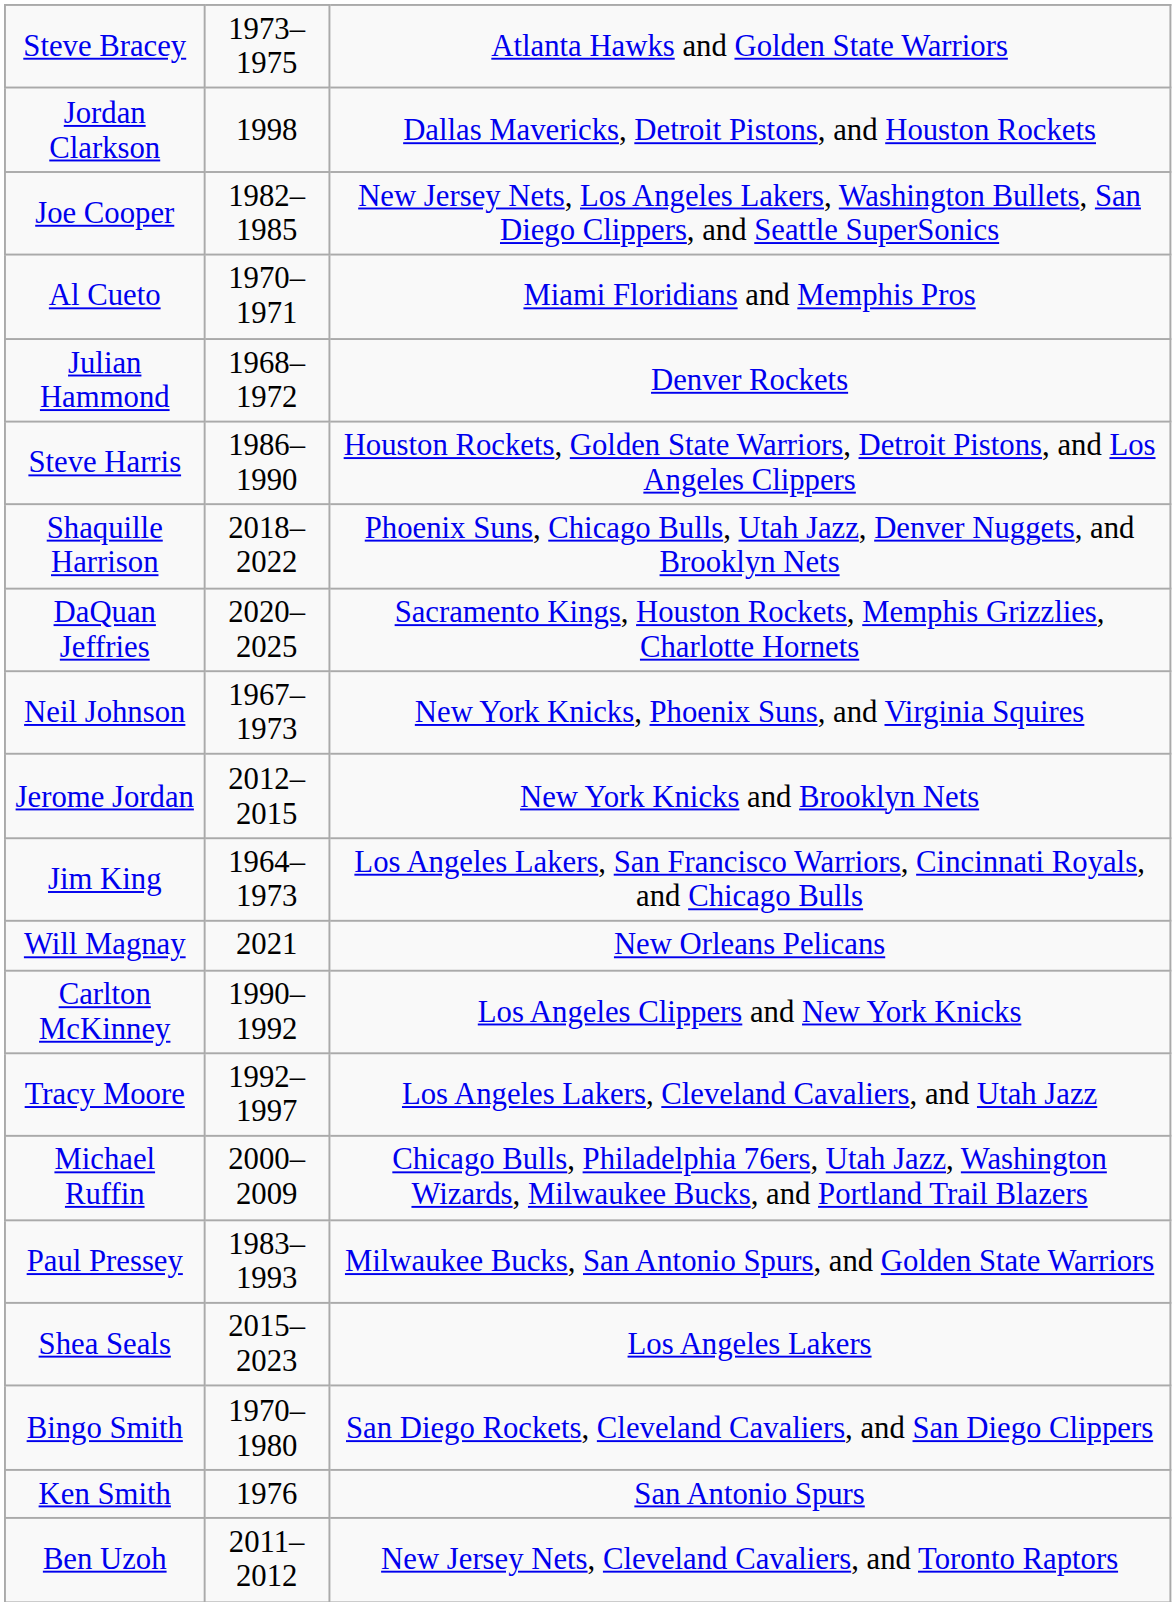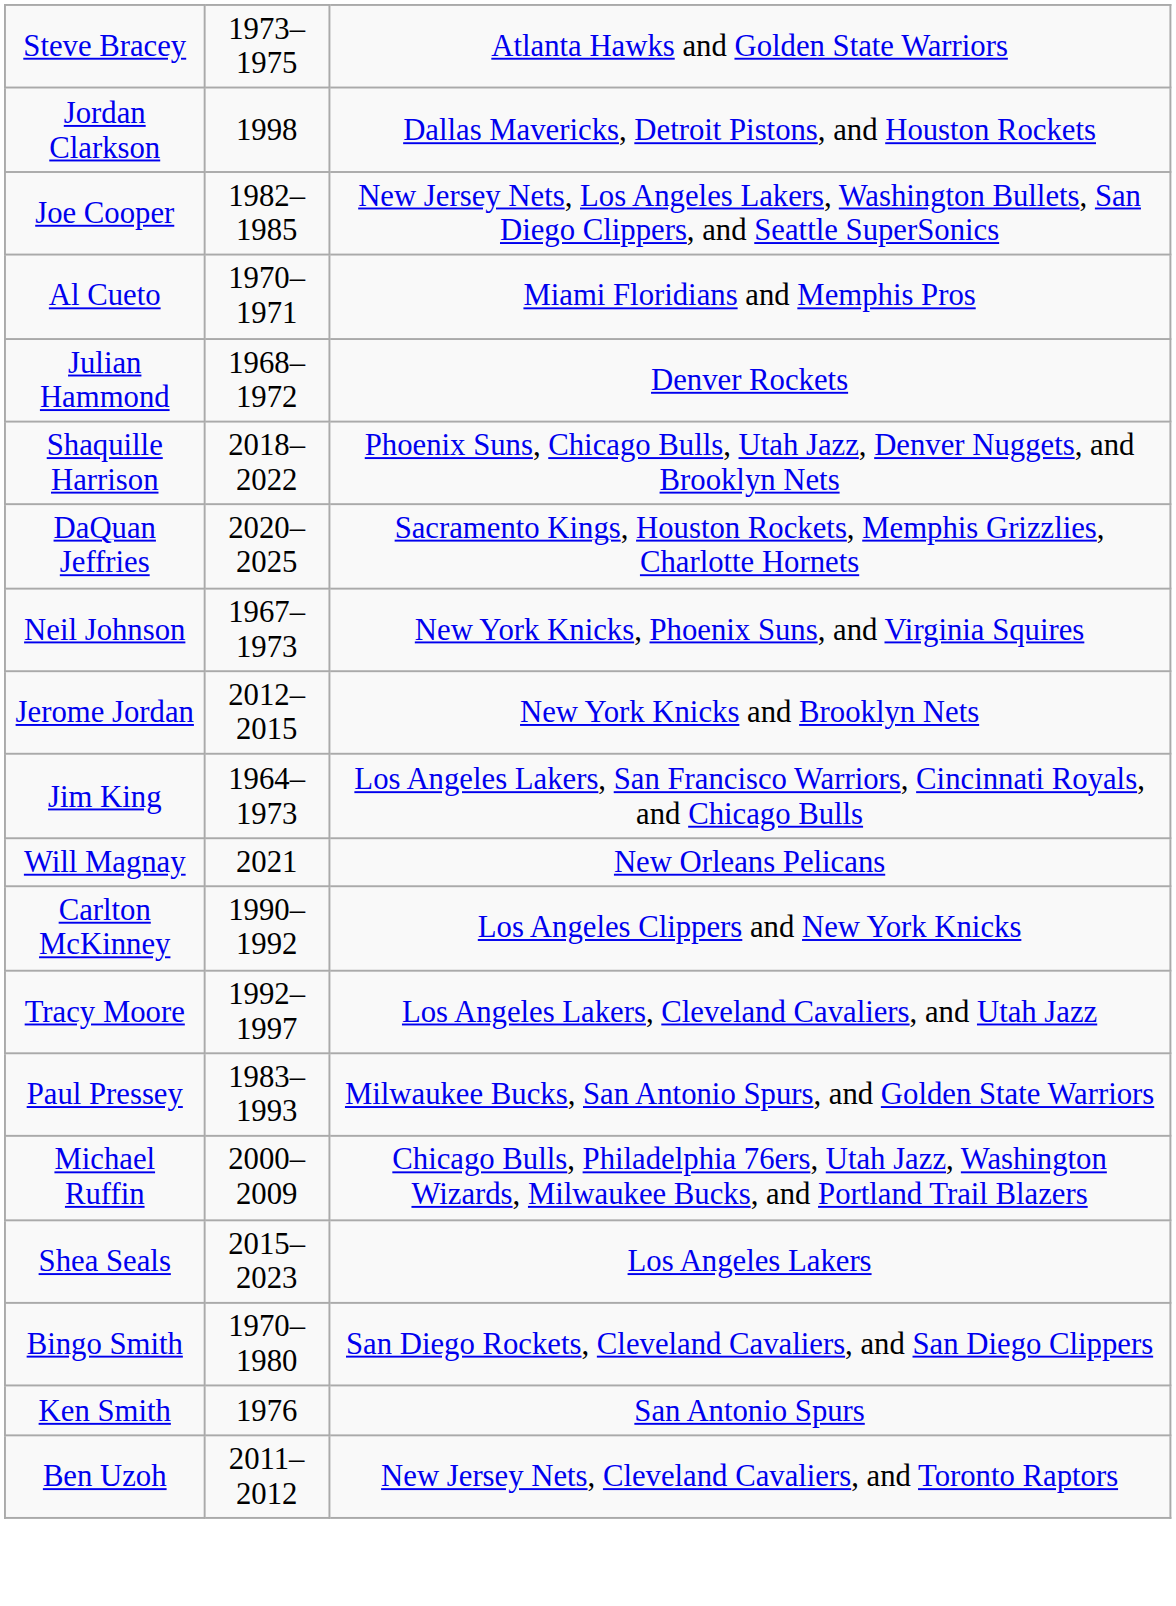- row: (105, 462)
rows swapped: (105, 1260) <-> (105, 1177)
